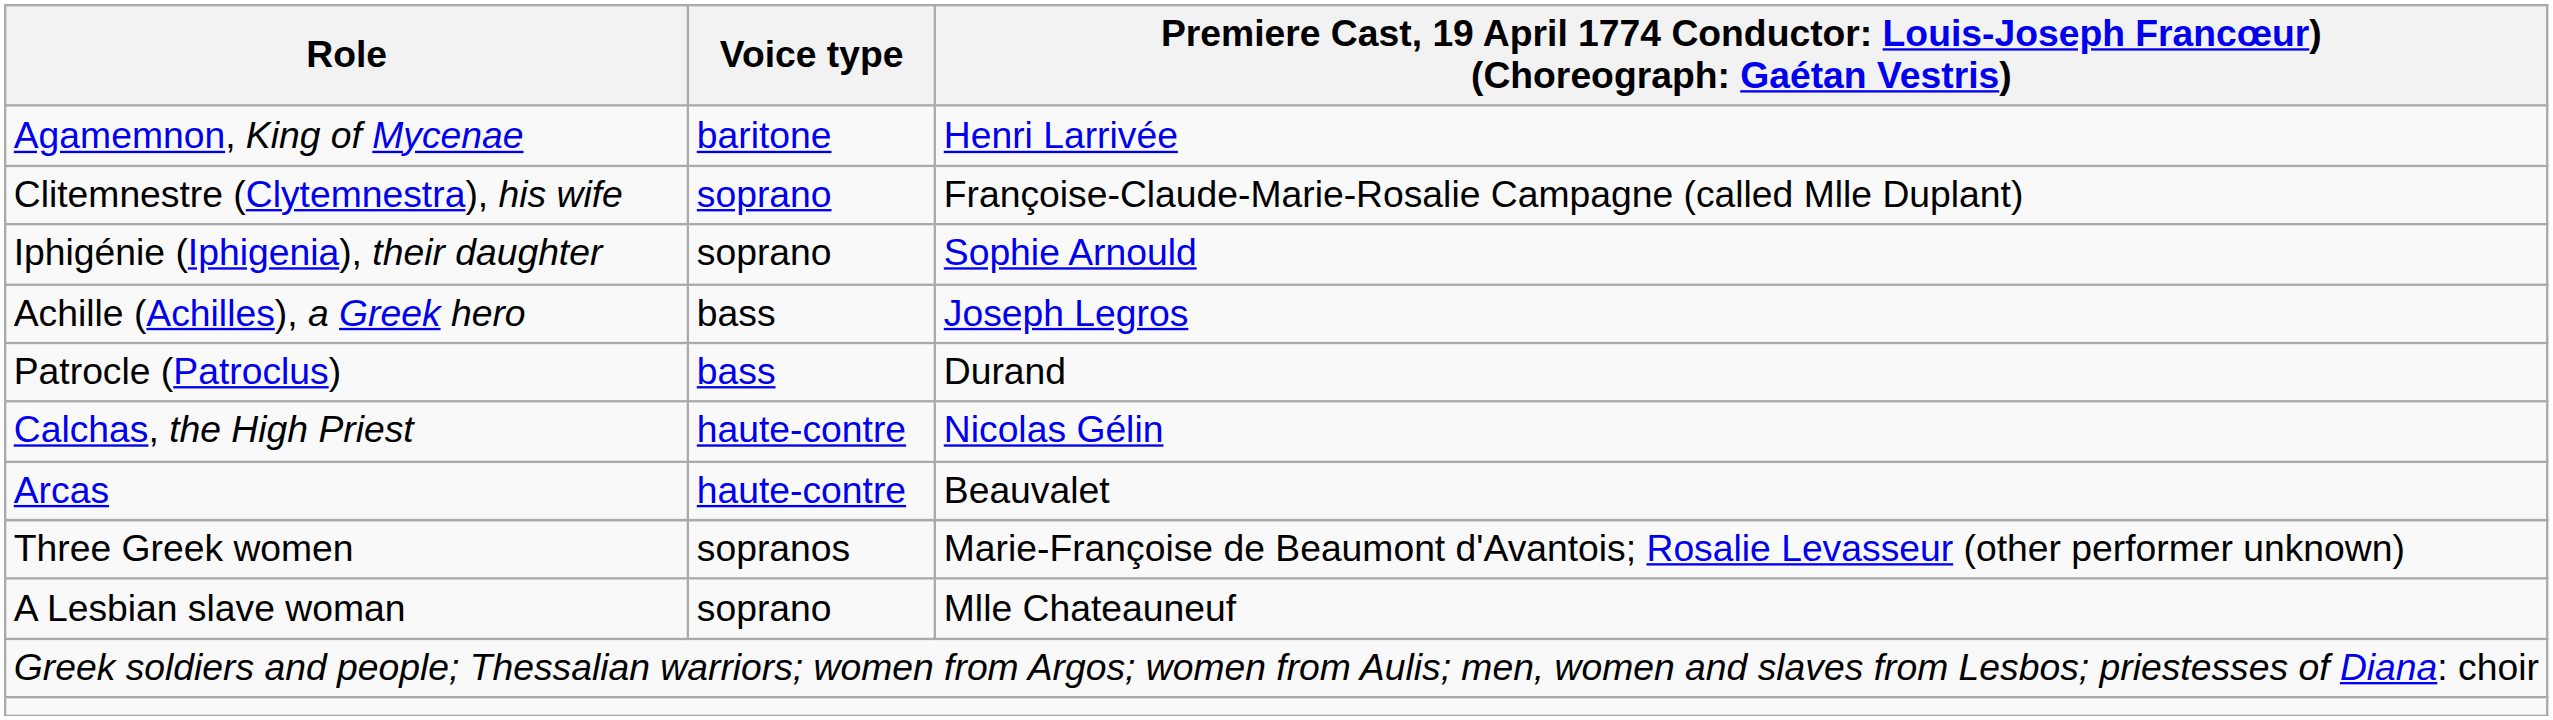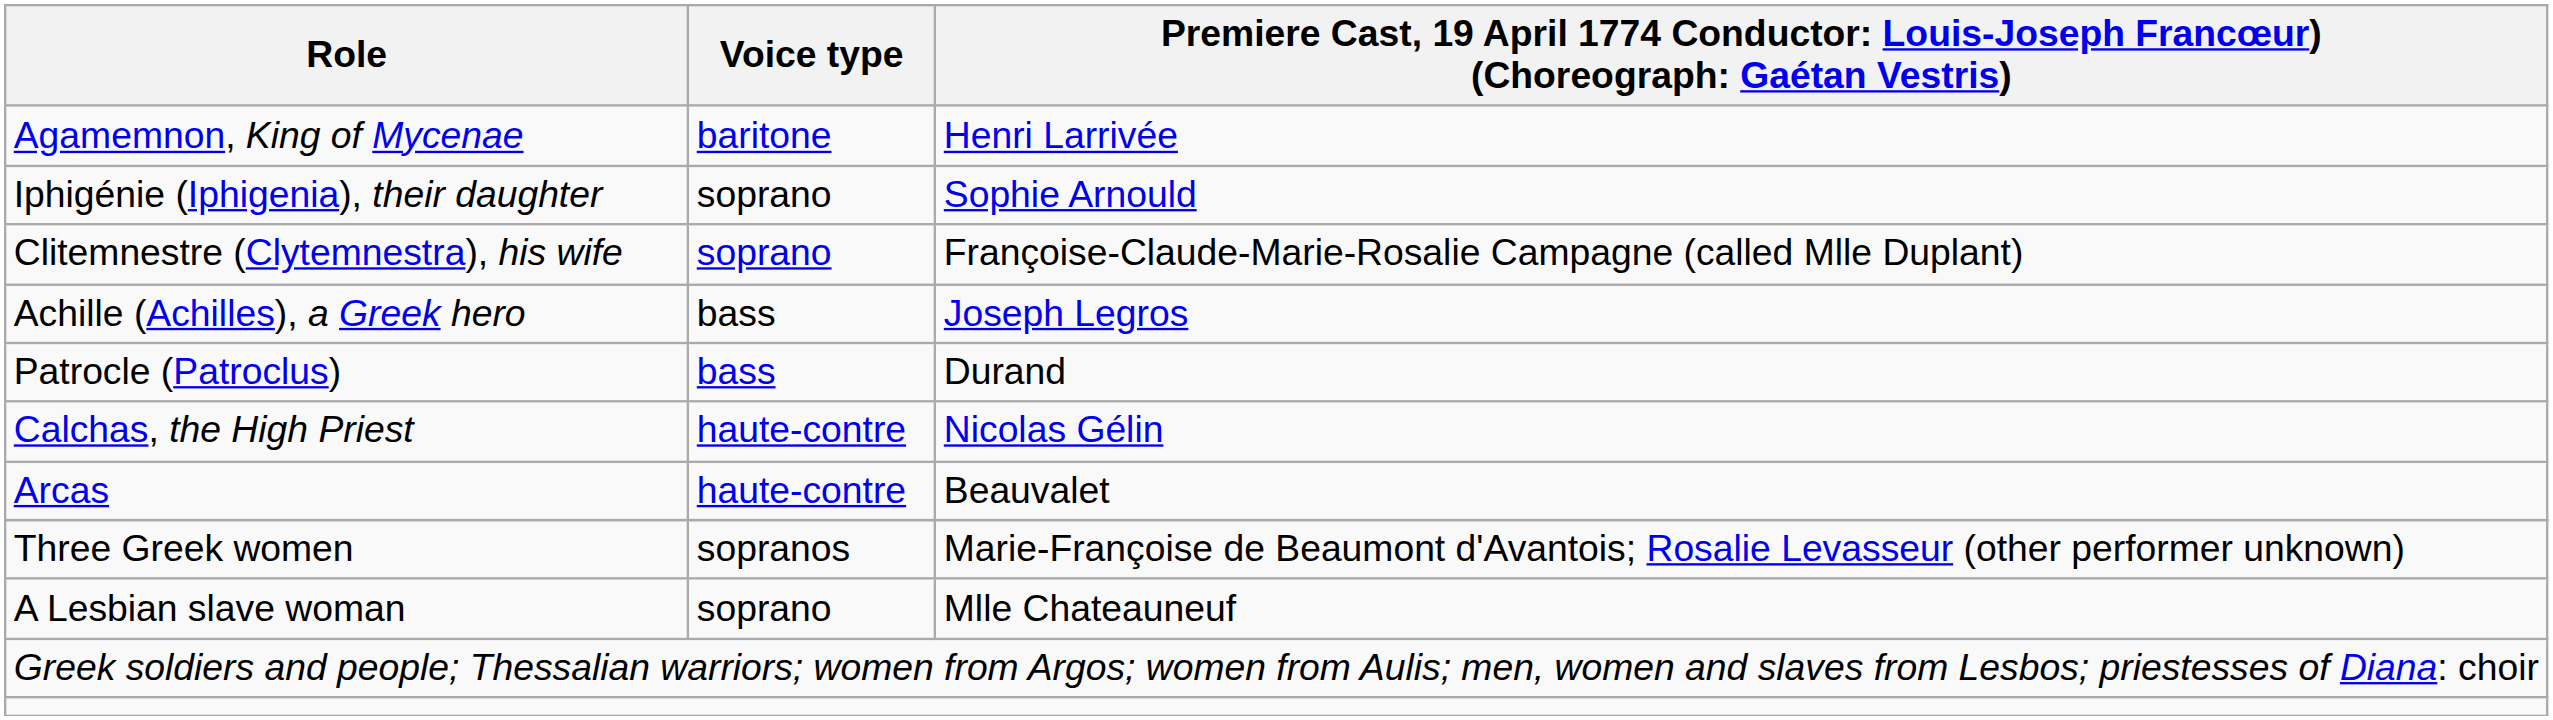rows swapped: (318, 194) <-> (308, 253)
